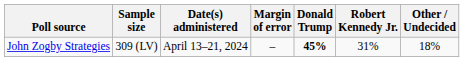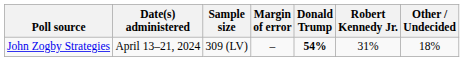columns swapped: (205, 21) <-> (137, 21)
(315, 46) 45% -> (315, 46) 54%
